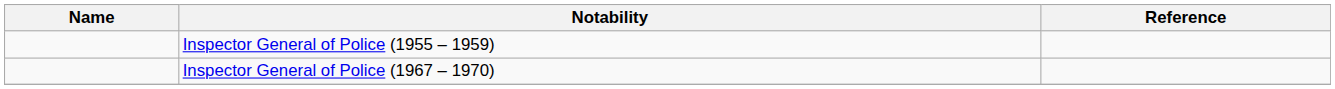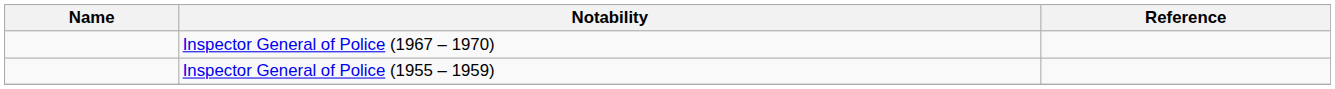rows swapped: (339, 71) <-> (339, 44)
